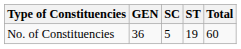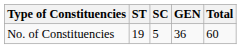columns swapped: (145, 14) <-> (193, 14)
